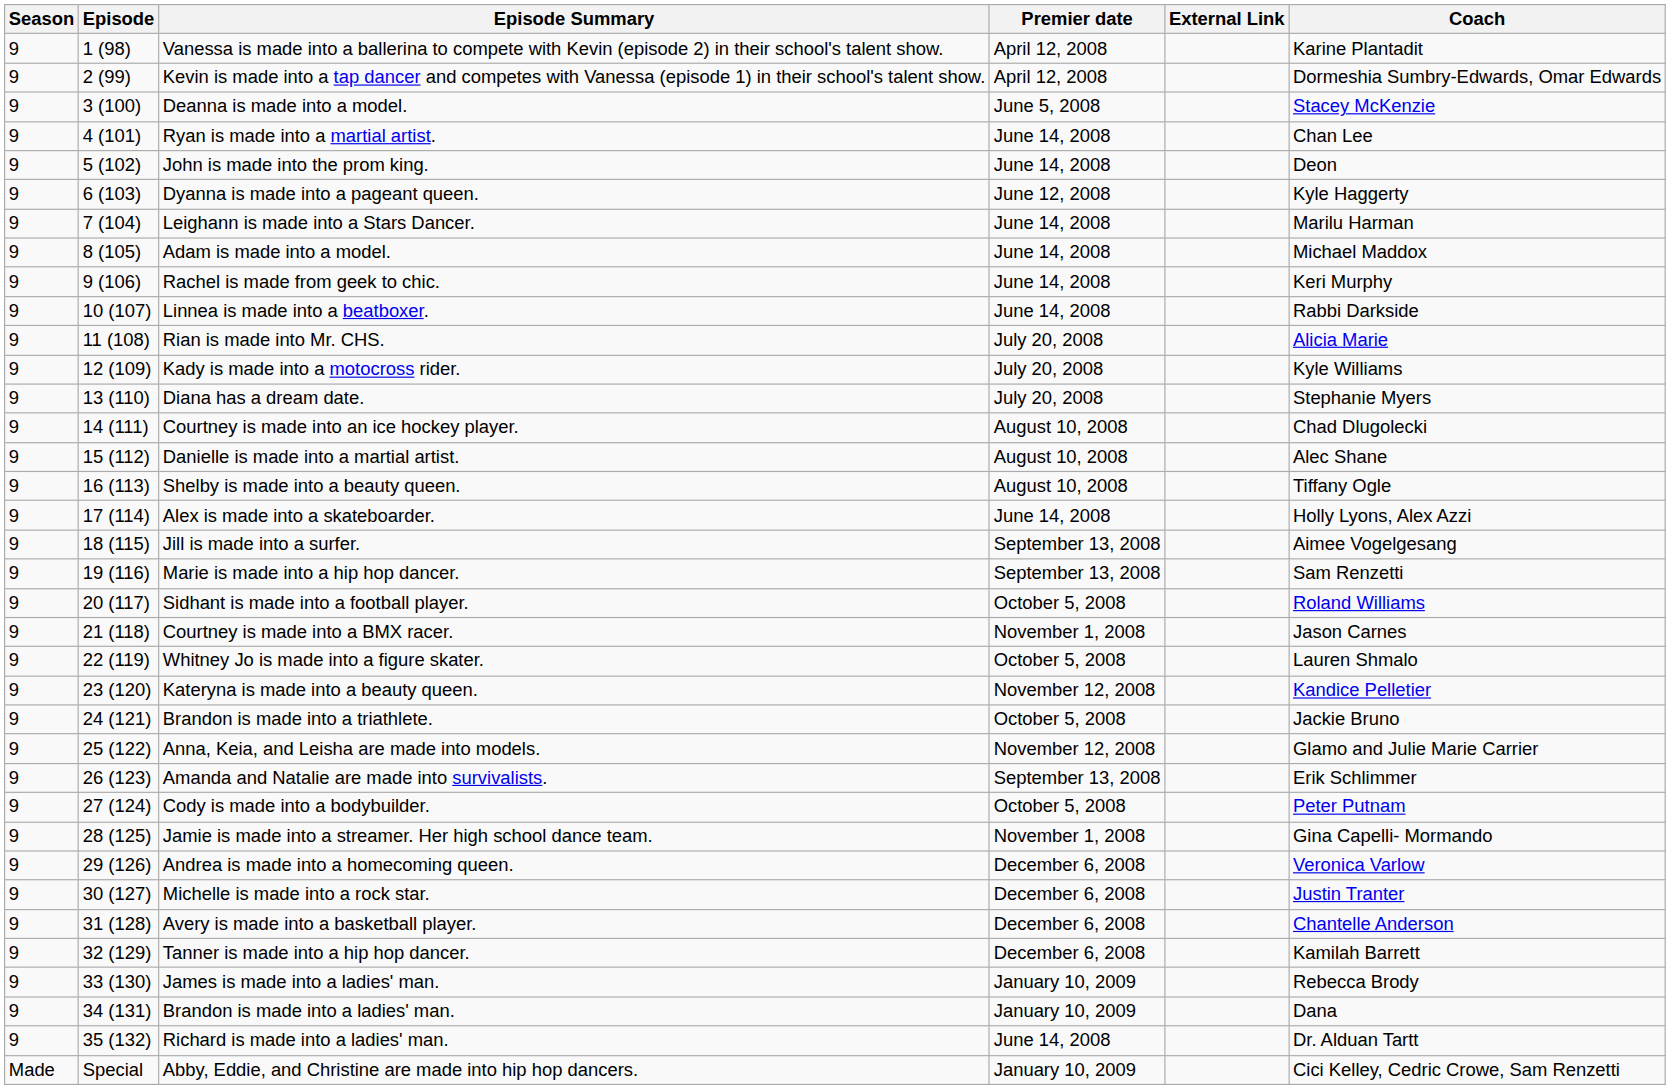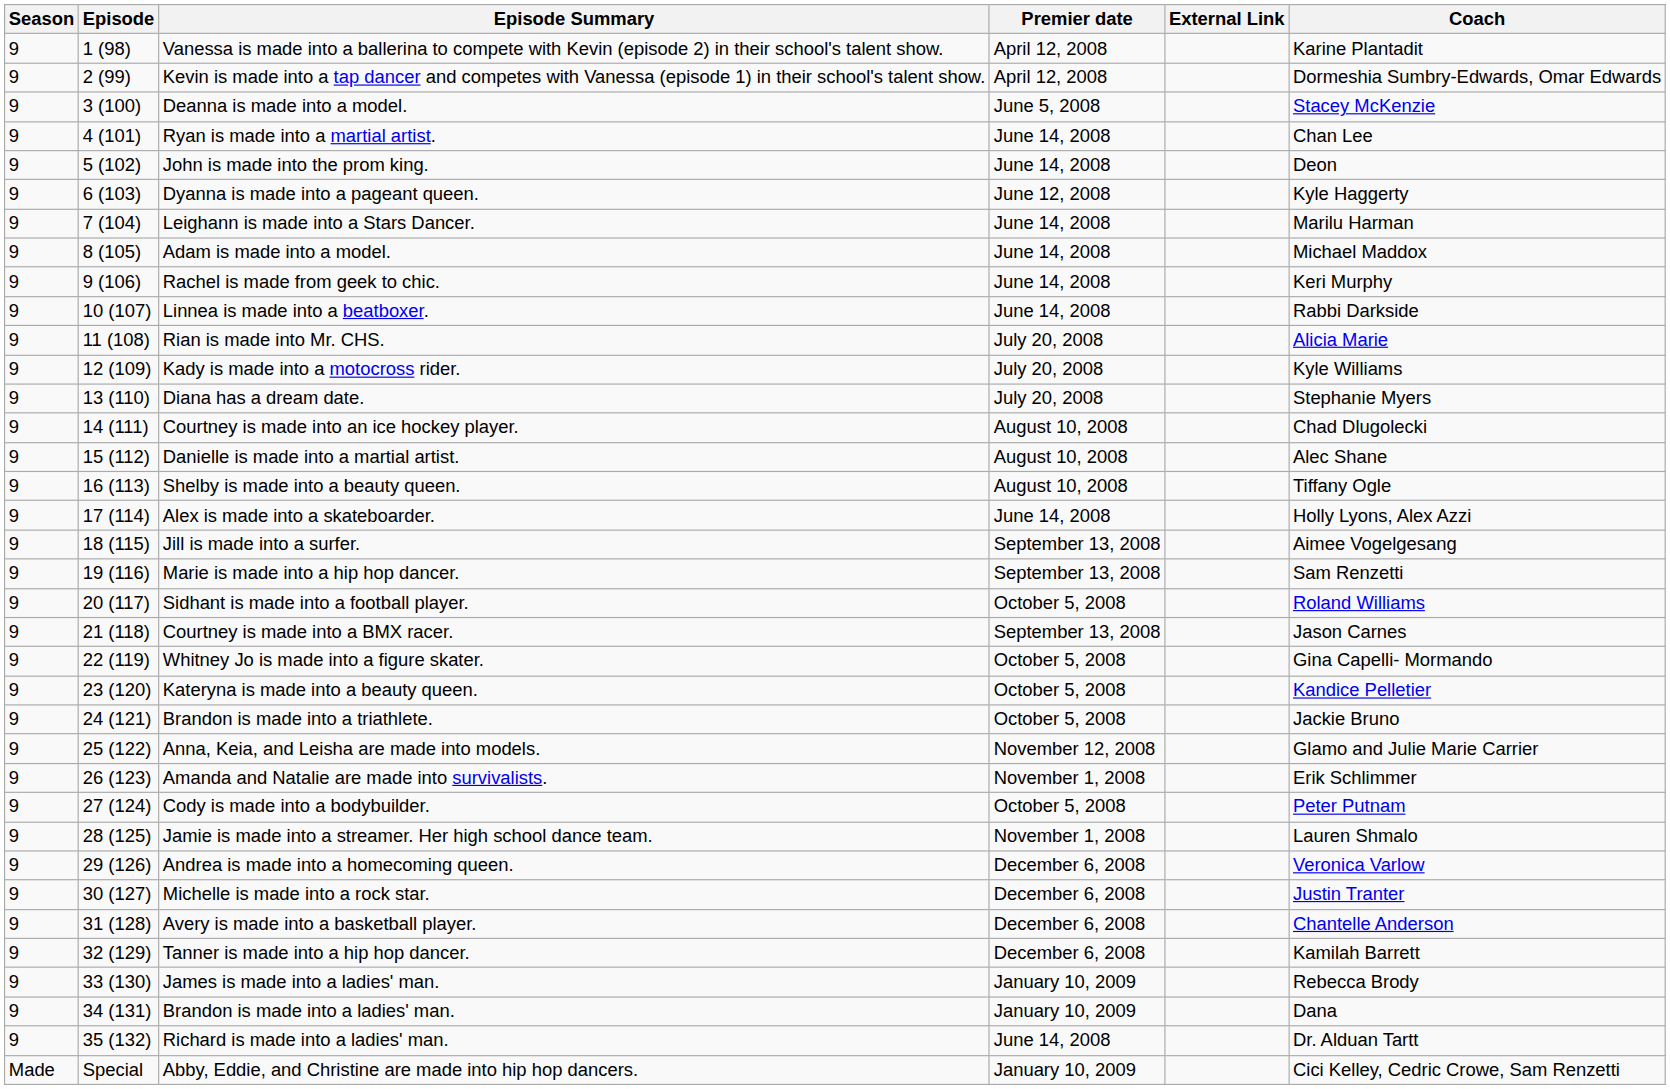(1069, 631) November 1, 2008 -> (1077, 631) September 13, 2008
(1355, 661) Lauren Shmalo -> (1393, 661) Gina Capelli- Mormando
(1075, 690) November 12, 2008 -> (1060, 690) October 5, 2008
(1077, 777) September 13, 2008 -> (1069, 777) November 1, 2008
(1393, 836) Gina Capelli- Mormando -> (1355, 836) Lauren Shmalo
